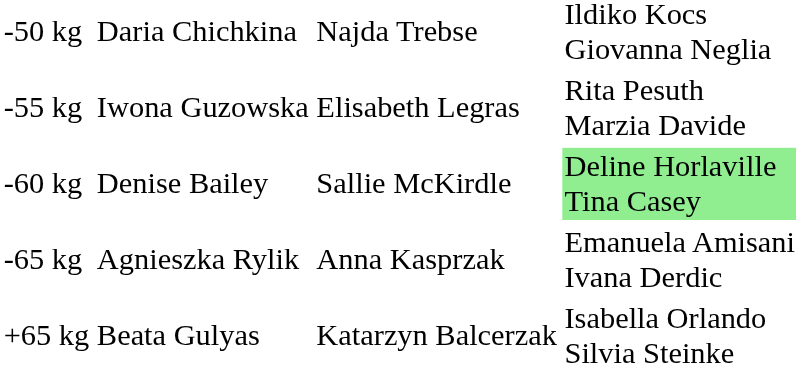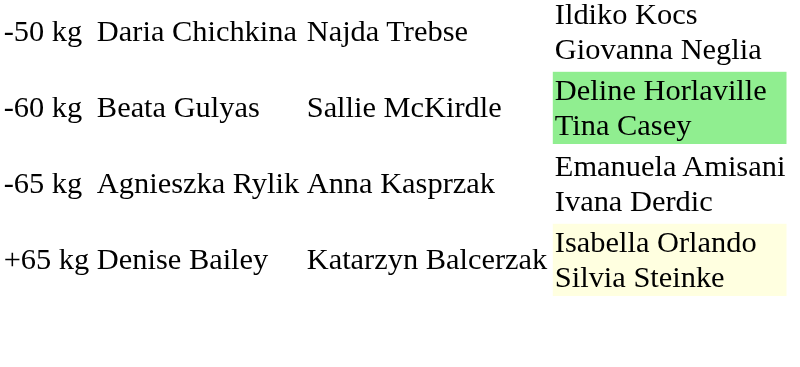- row: (43, 107)
(183, 183) Denise Bailey -> (178, 107) Beata Gulyas
(178, 335) Beata Gulyas -> (183, 259) Denise Bailey
(665, 335) no background -> (656, 259) lightyellow background
